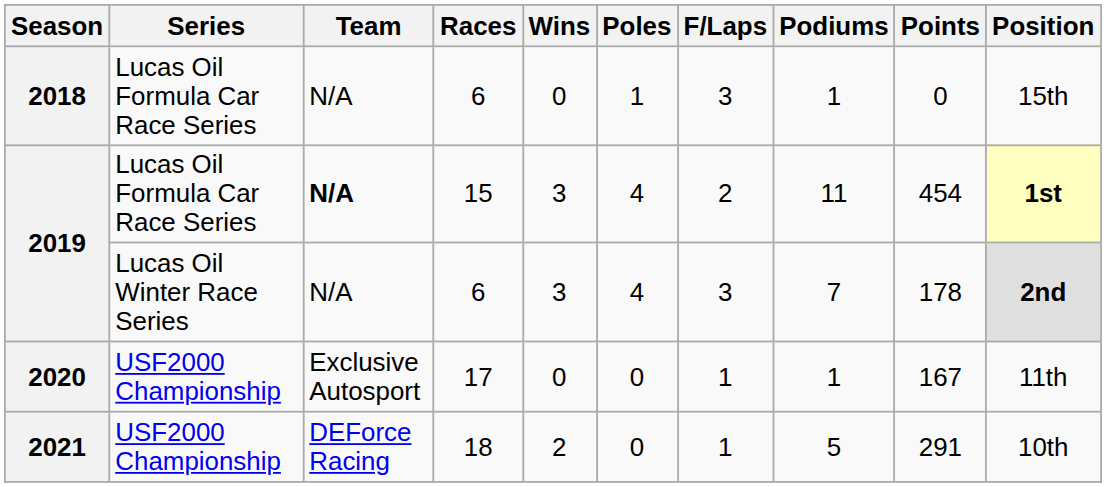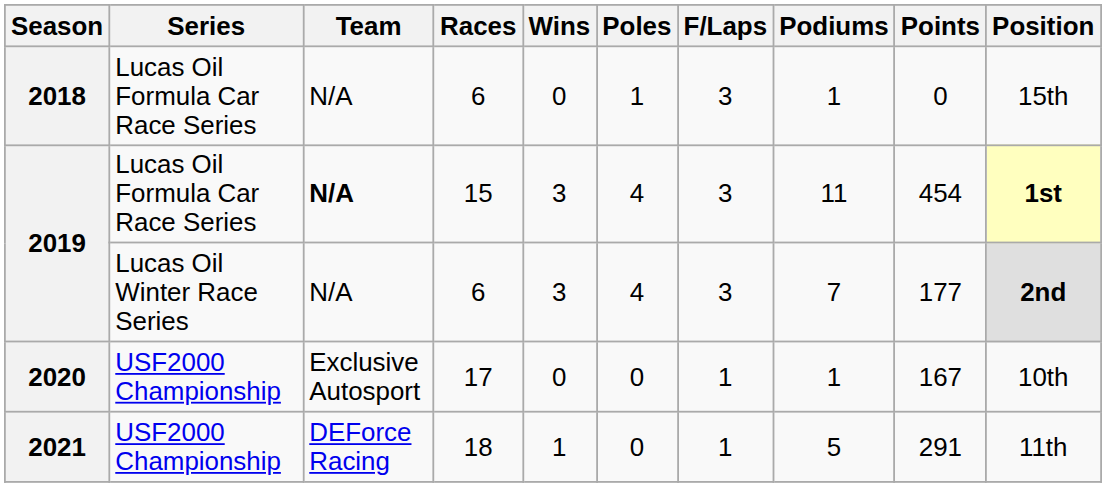(725, 194) 2 -> (725, 194) 3
(940, 293) 178 -> (940, 293) 177
(1043, 377) 11th -> (1043, 377) 10th
(559, 447) 2 -> (559, 447) 1
(1043, 447) 10th -> (1043, 447) 11th
